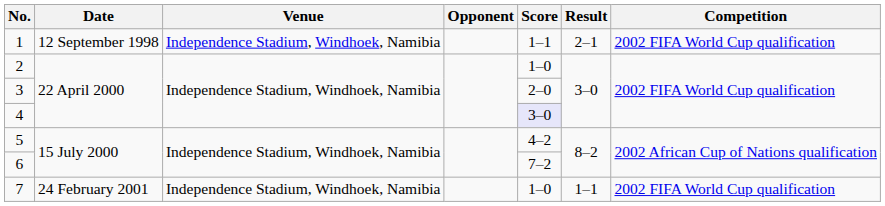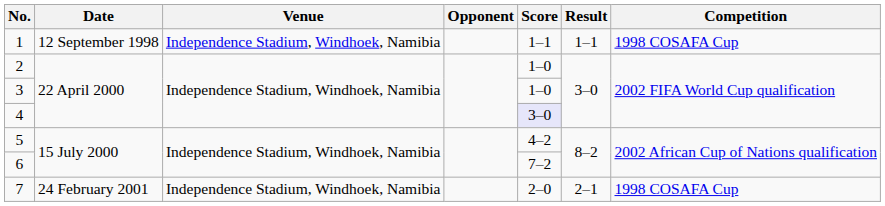(586, 41) 2–1 -> (586, 41) 1–1
(725, 41) 2002 FIFA World Cup qualification -> (676, 41) 1998 COSAFA Cup
(540, 90) 2–0 -> (540, 90) 1–0
(540, 189) 1–0 -> (540, 189) 2–0
(586, 189) 1–1 -> (586, 189) 2–1
(725, 189) 2002 FIFA World Cup qualification -> (676, 189) 1998 COSAFA Cup
